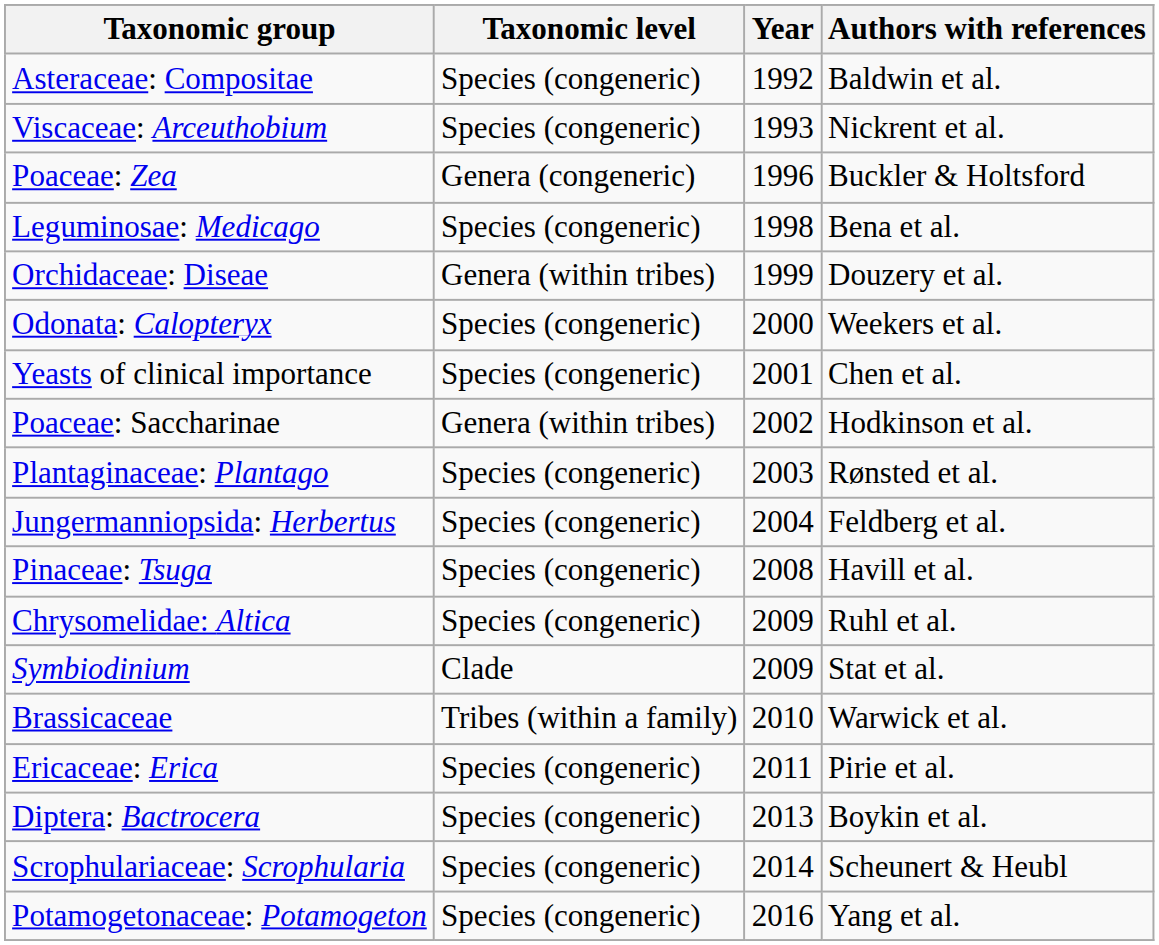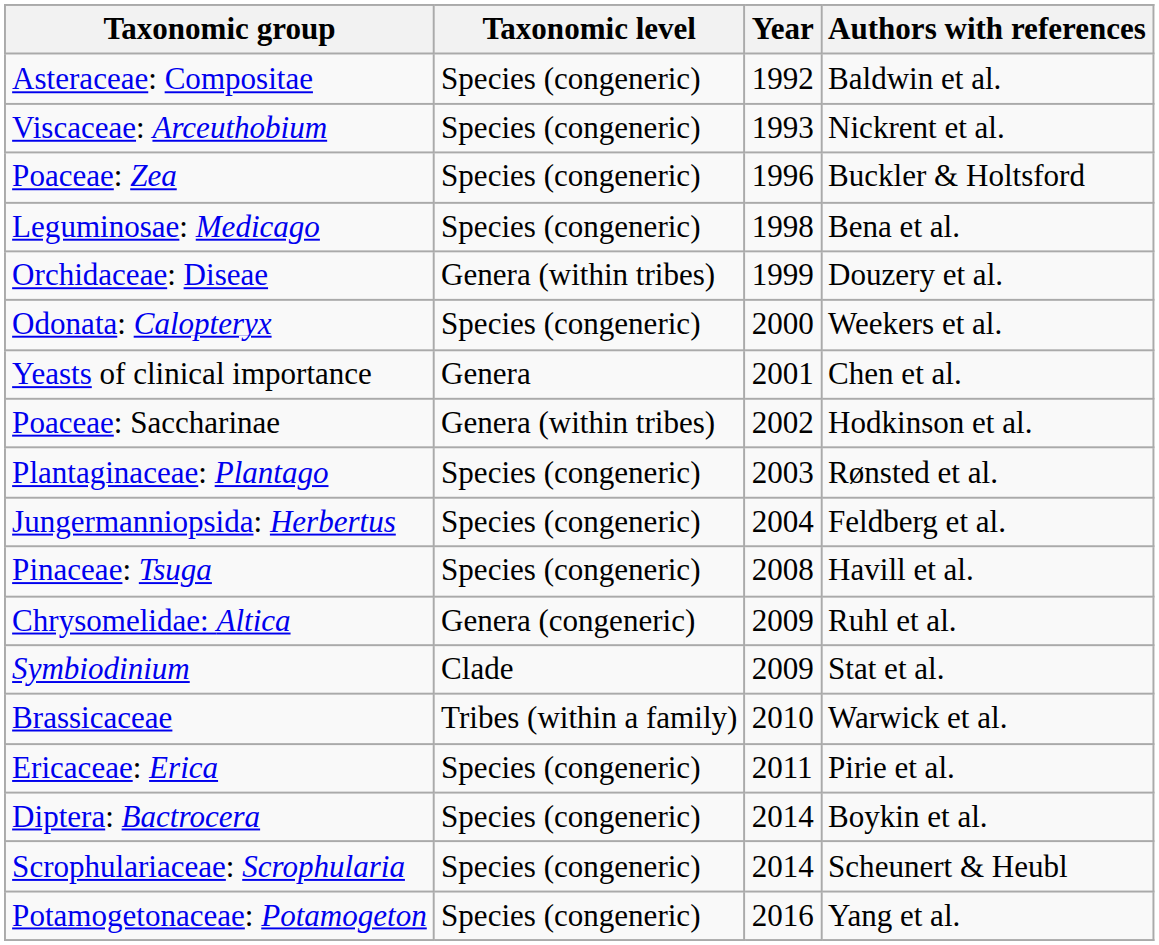(568, 176) Genera (congeneric) -> (571, 176) Species (congeneric)
(571, 373) Species (congeneric) -> (486, 373) Genera
(571, 619) Species (congeneric) -> (568, 619) Genera (congeneric)
(783, 816) 2013 -> (783, 816) 2014
